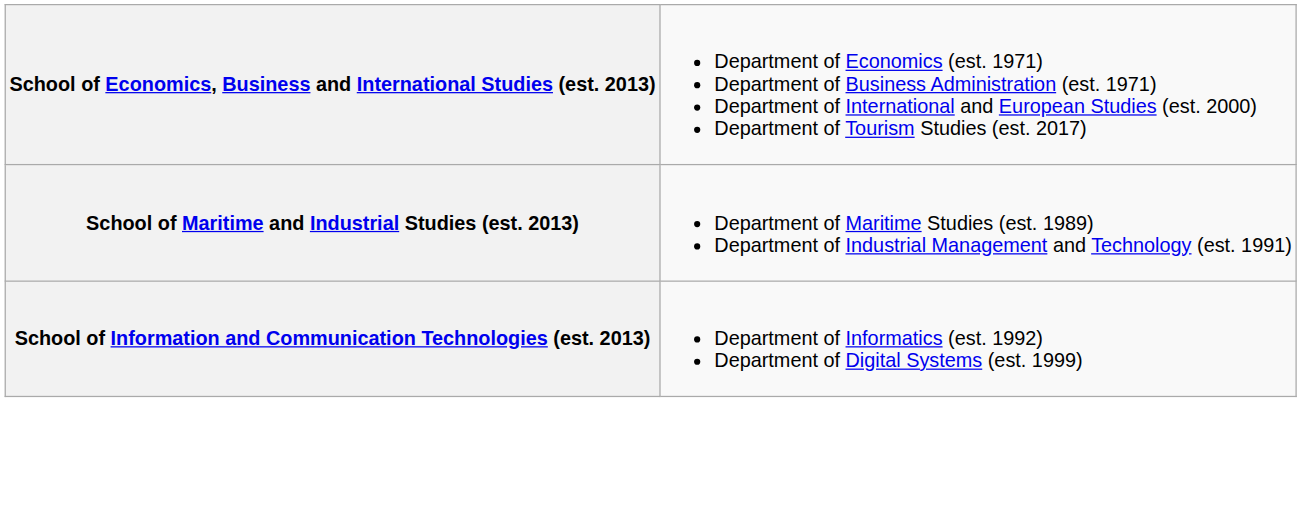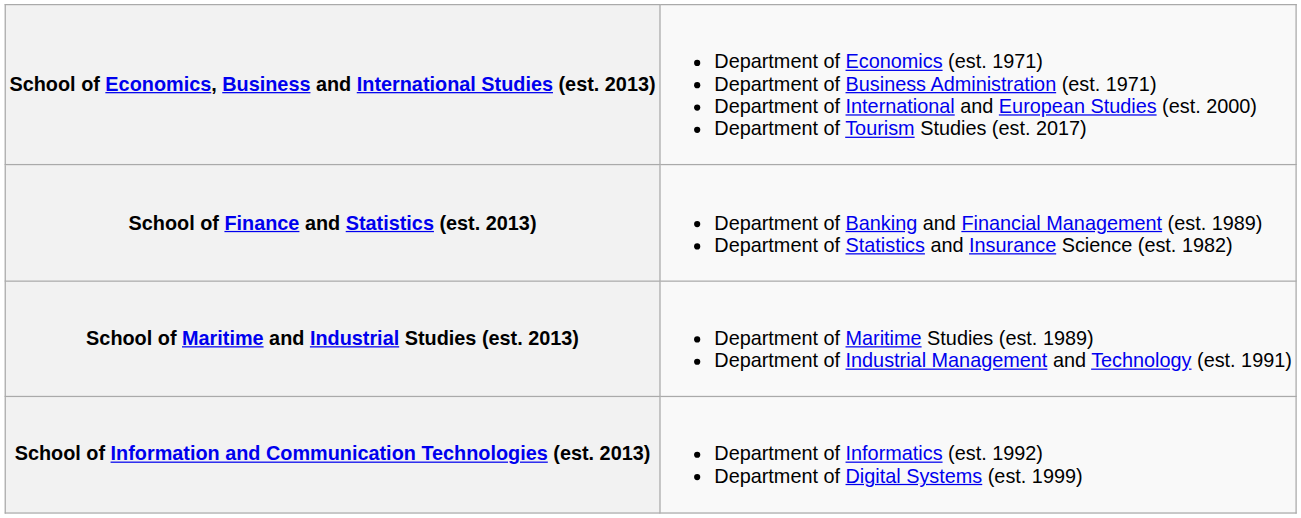+ row: (333, 222)
